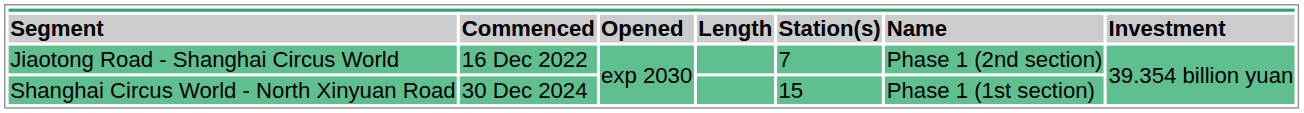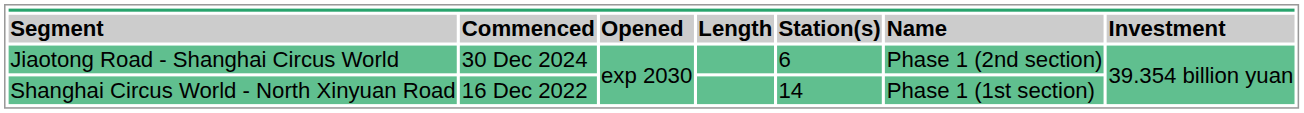(525, 59) 16 Dec 2022 -> (525, 59) 30 Dec 2024
(785, 59) 7 -> (785, 59) 6
(525, 90) 30 Dec 2024 -> (525, 90) 16 Dec 2022
(791, 90) 15 -> (791, 90) 14
